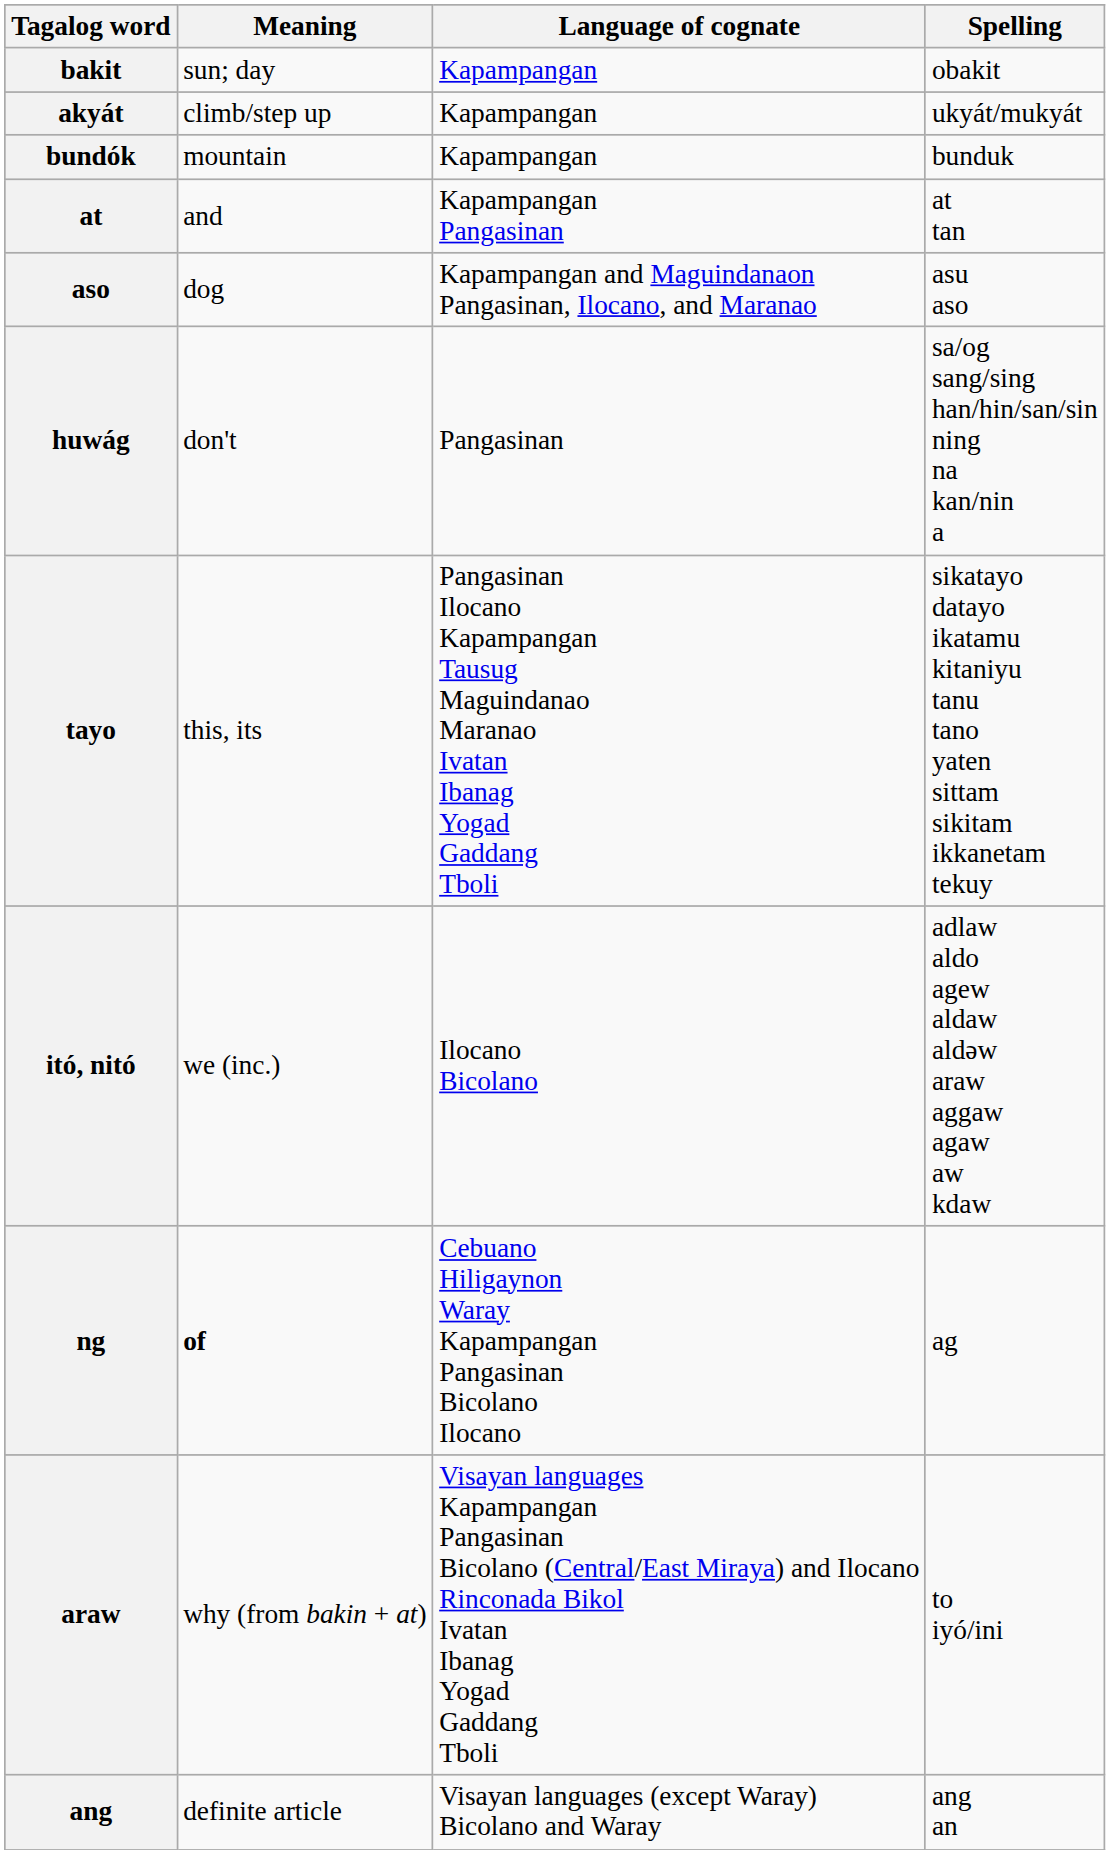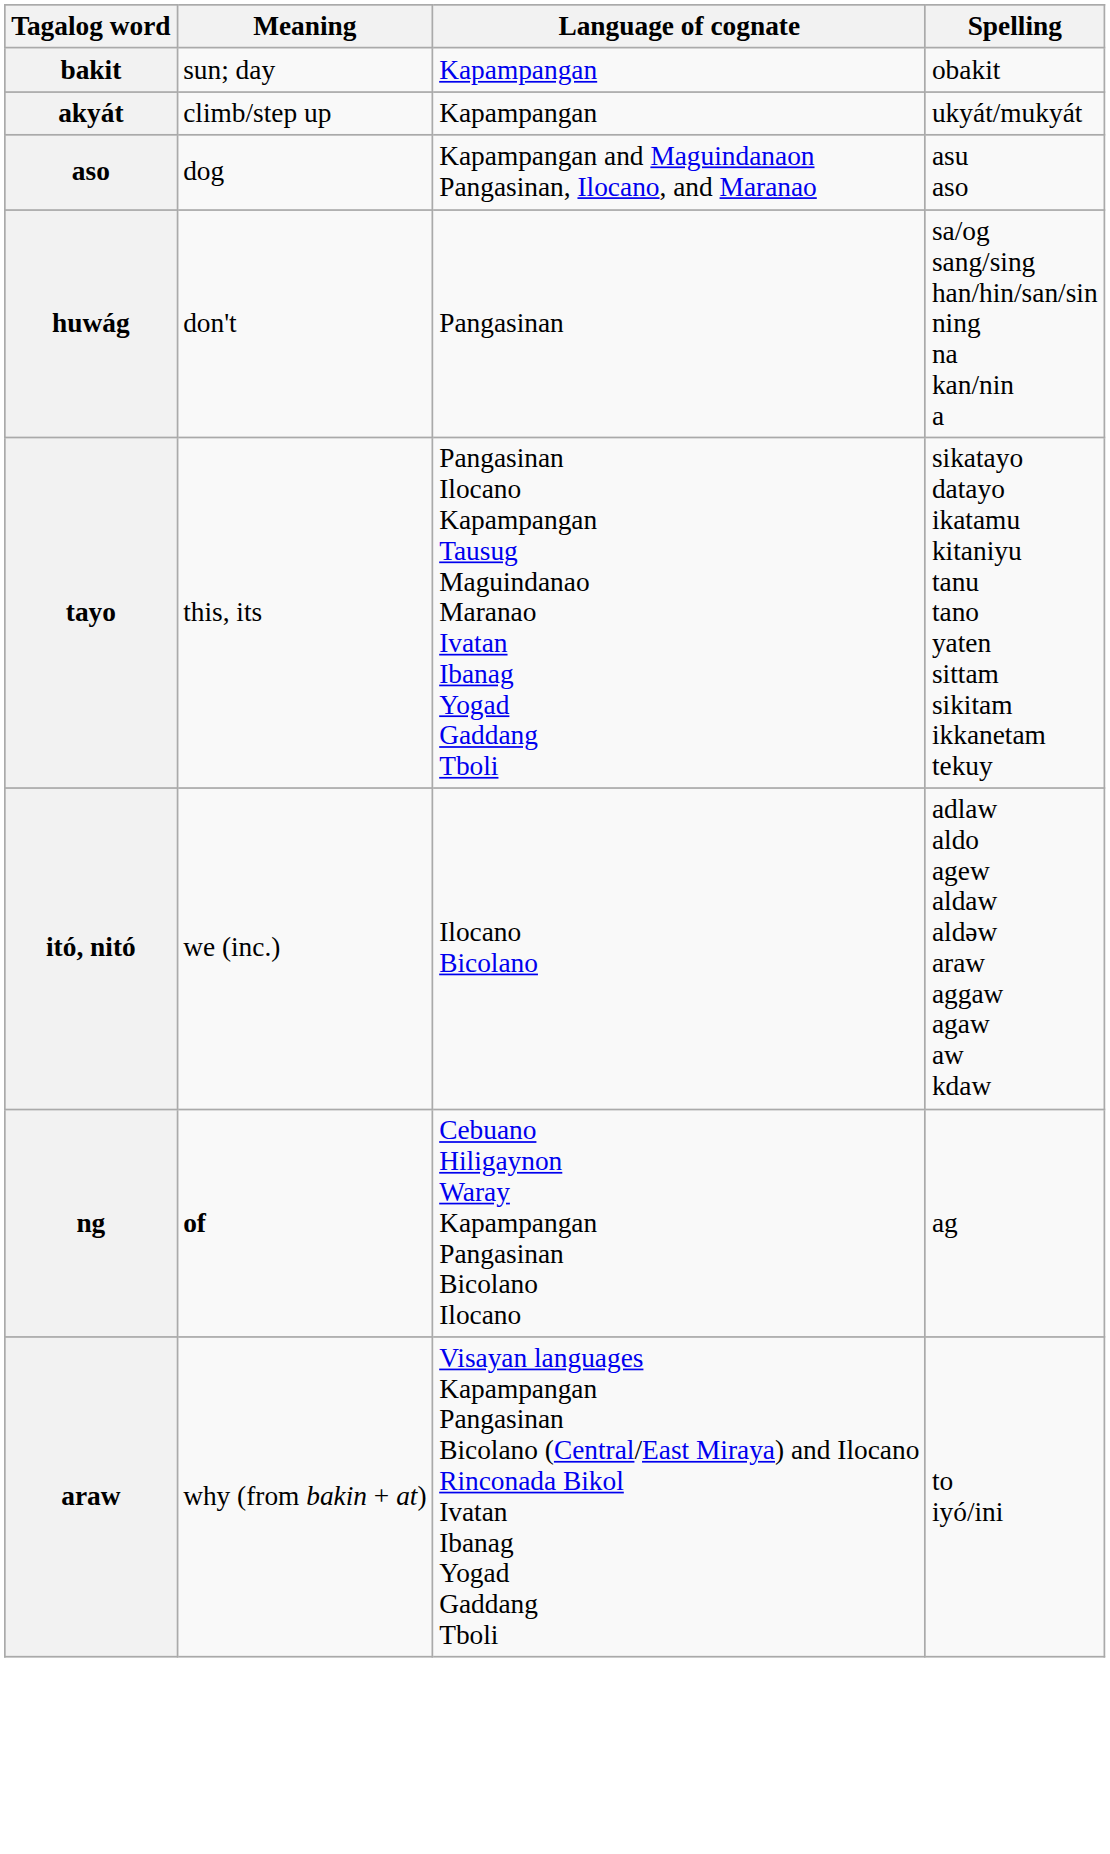- row: (91, 156)
- row: (91, 215)
- row: (91, 1811)
